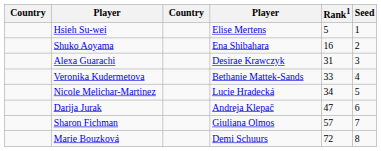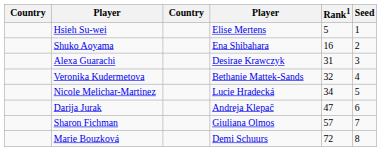(328, 76) 33 -> (328, 76) 32
